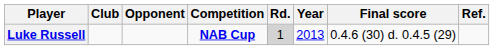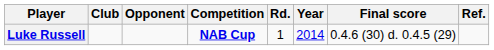(280, 34) lightgrey background -> (280, 34) no background
(310, 34) 2013 -> (310, 34) 2014
